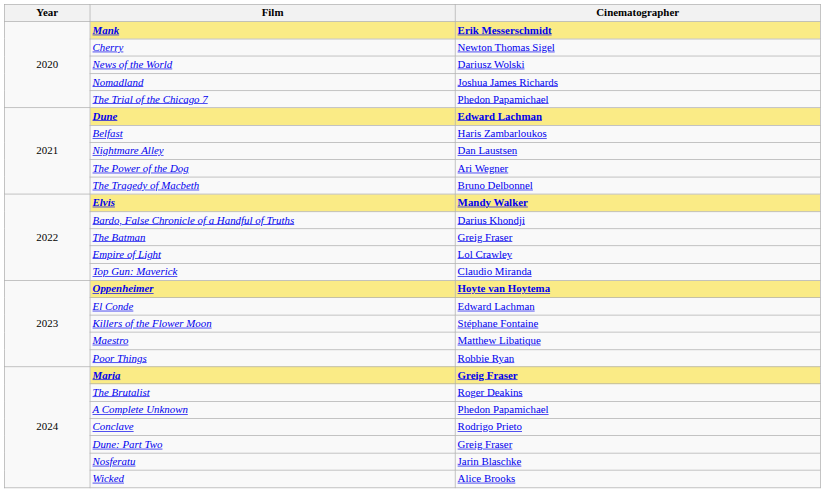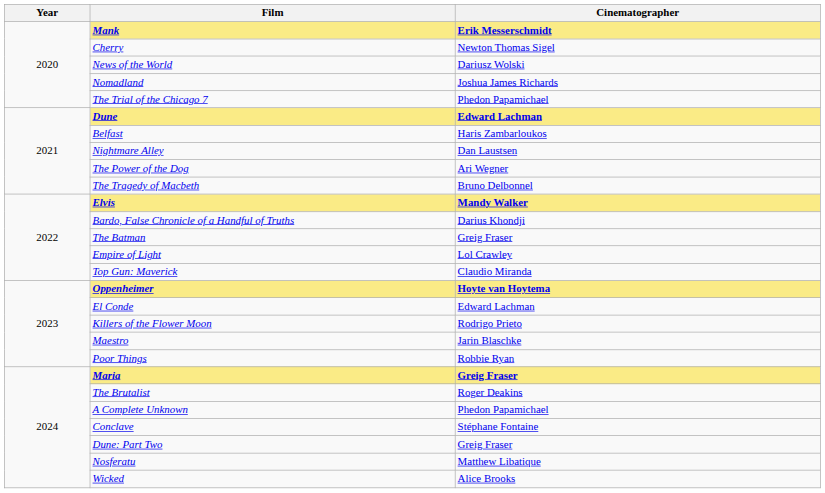(498, 323) Stéphane Fontaine -> (490, 323) Rodrigo Prieto
(499, 340) Matthew Libatique -> (489, 340) Jarin Blaschke
(490, 427) Rodrigo Prieto -> (498, 427) Stéphane Fontaine
(489, 461) Jarin Blaschke -> (499, 461) Matthew Libatique
